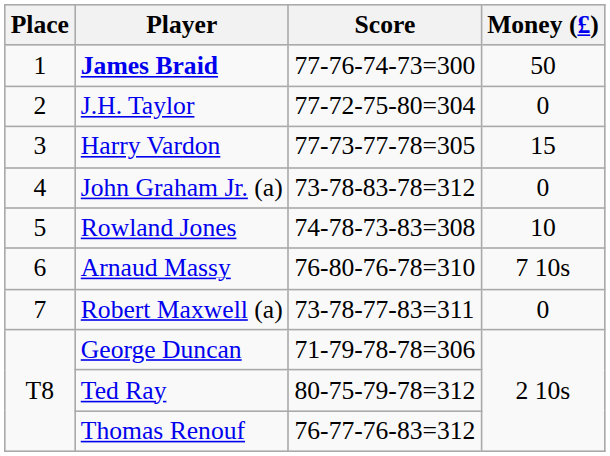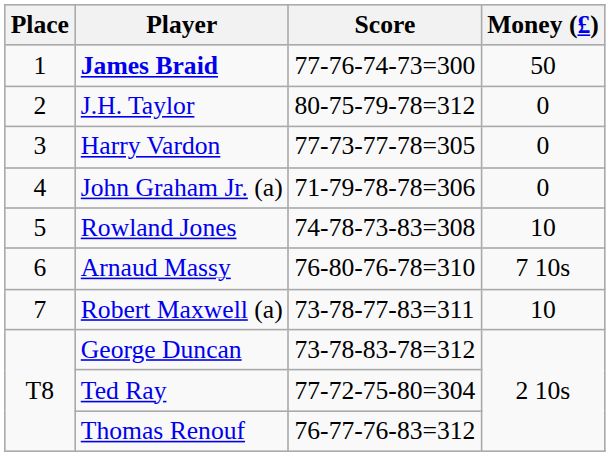(385, 106) 77-72-75-80=304 -> (385, 106) 80-75-79-78=312
(543, 146) 15 -> (543, 146) 0
(385, 187) 73-78-83-78=312 -> (385, 187) 71-79-78-78=306
(543, 308) 0 -> (543, 308) 10
(385, 349) 71-79-78-78=306 -> (385, 349) 73-78-83-78=312
(385, 390) 80-75-79-78=312 -> (385, 390) 77-72-75-80=304
